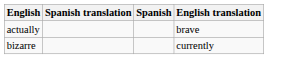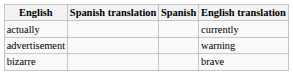(188, 29) brave -> (220, 29) currently
+ row: (36, 45)
(195, 45) currently -> (213, 62) brave
